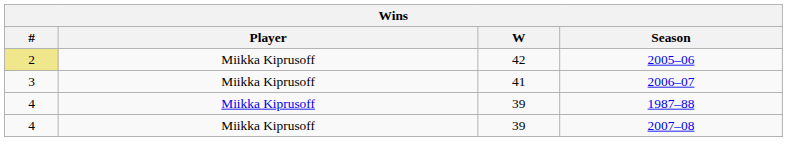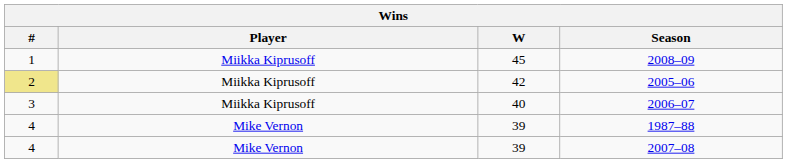+ row: (671, 59)
(519, 81) 41 -> (519, 103) 40
(268, 103) Miikka Kiprusoff -> (268, 125) Mike Vernon
(268, 125) Miikka Kiprusoff -> (268, 148) Mike Vernon
